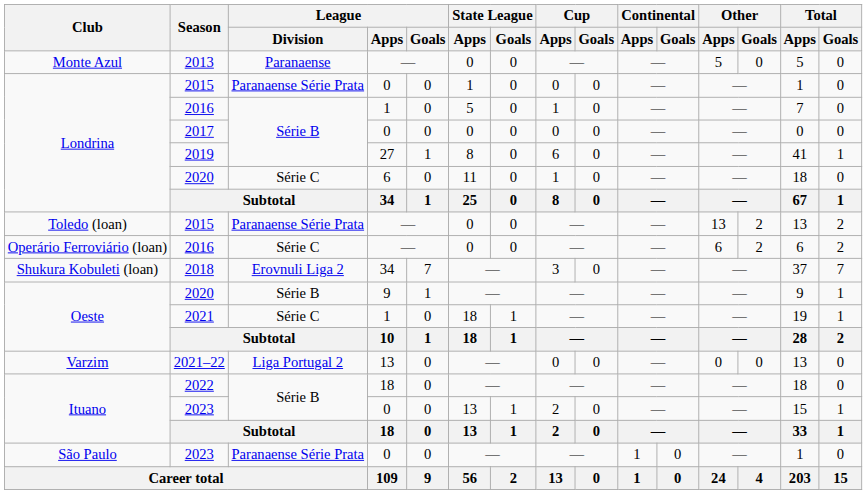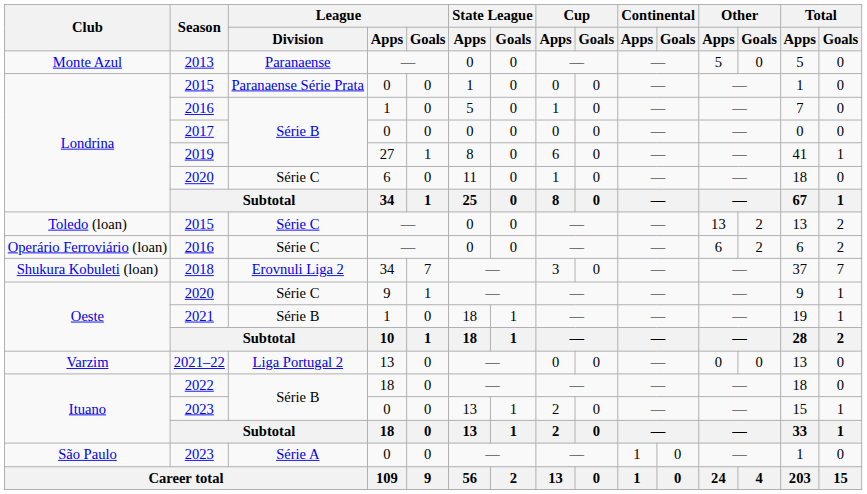(298, 223) Paranaense Série Prata -> (298, 223) Série C
(298, 293) Série B -> (298, 293) Série C
(298, 316) Série C -> (298, 316) Série B
(298, 454) Paranaense Série Prata -> (298, 454) Série A
